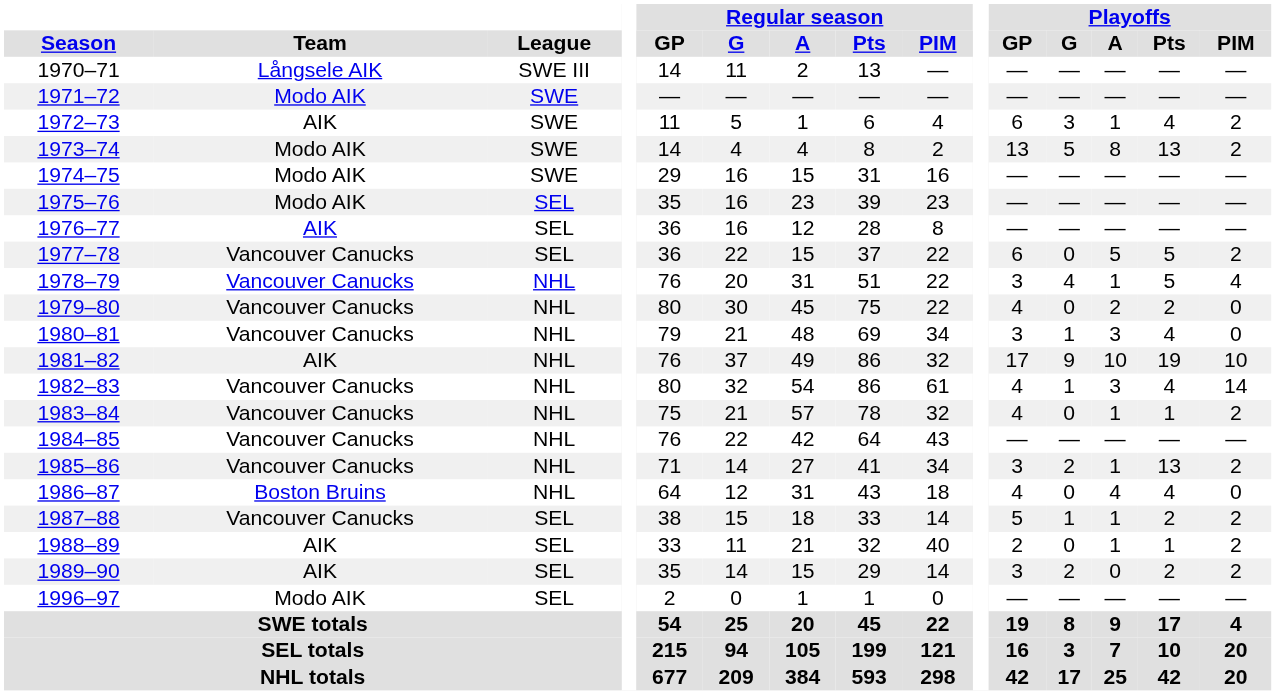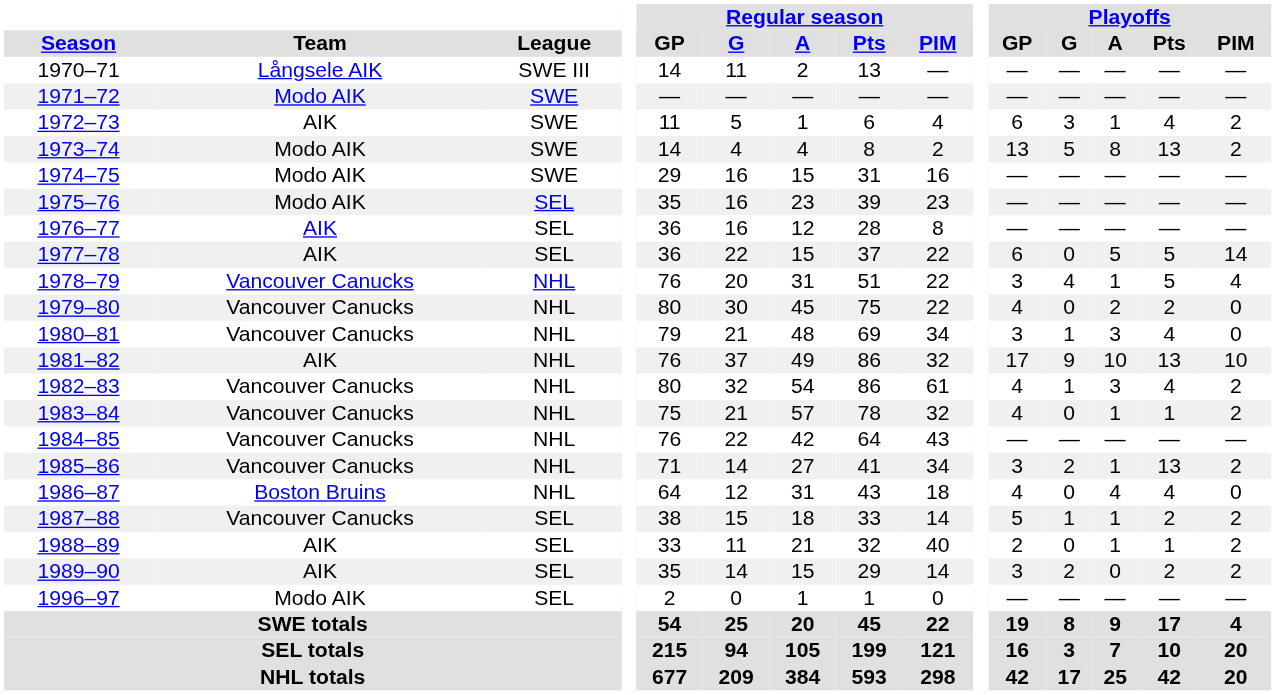(320, 254) Vancouver Canucks -> (320, 254) AIK
(1236, 254) 2 -> (1236, 254) 14
(1169, 360) 19 -> (1169, 360) 13
(1236, 386) 14 -> (1236, 386) 2
